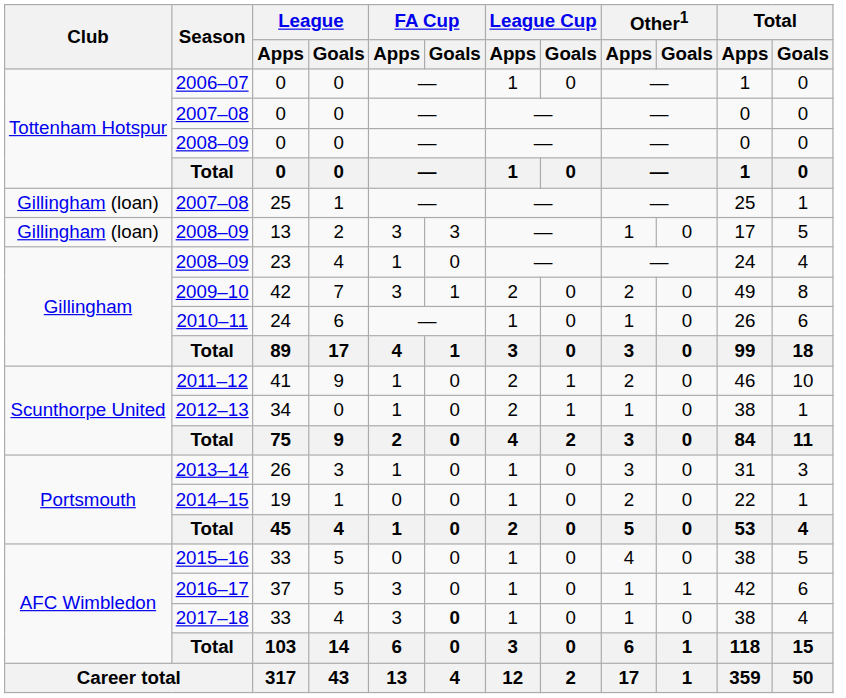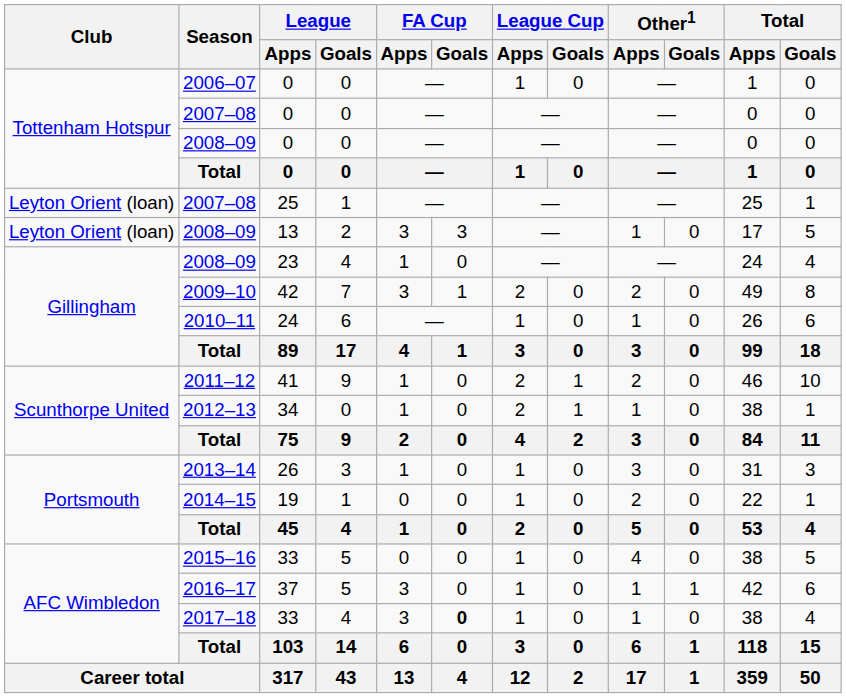(88, 202) Gillingham (loan) -> (92, 202) Leyton Orient (loan)
(88, 232) Gillingham (loan) -> (92, 232) Leyton Orient (loan)
